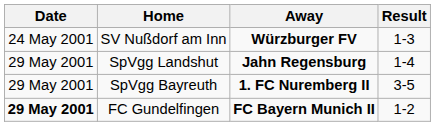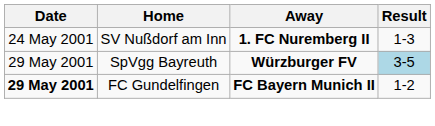(304, 39) Würzburger FV -> (304, 39) 1. FC Nuremberg II
- row: (164, 62)
(304, 86) 1. FC Nuremberg II -> (304, 62) Würzburger FV
(404, 86) no background -> (404, 62) lightblue background
